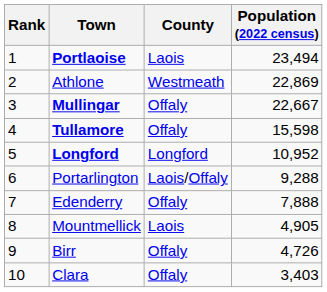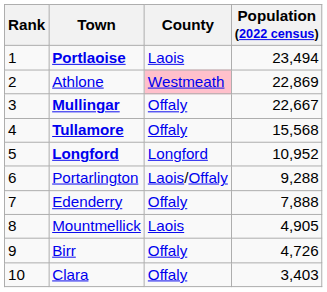(186, 81) no background -> (186, 81) pink background
(295, 130) 15,598 -> (295, 130) 15,568
